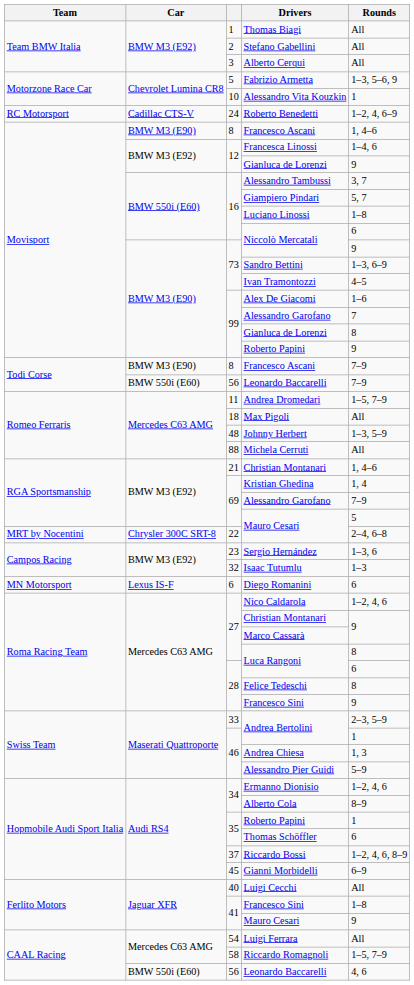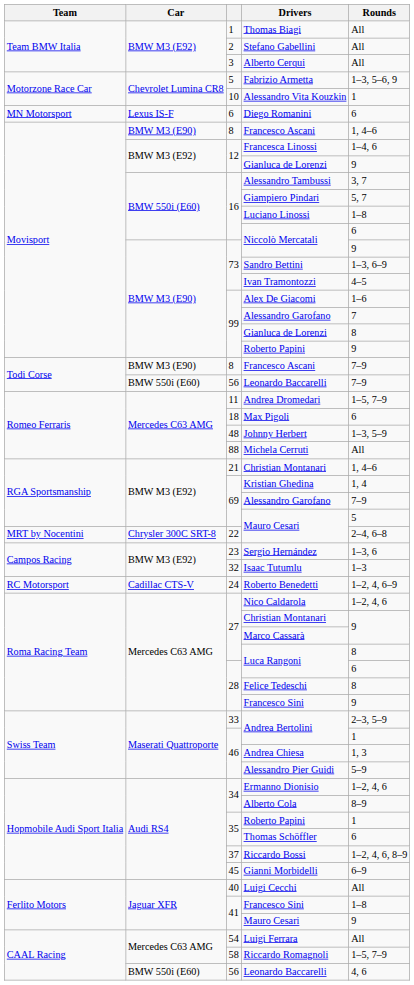rows swapped: (231, 584) <-> (234, 113)
(358, 416) All -> (354, 416) 6
